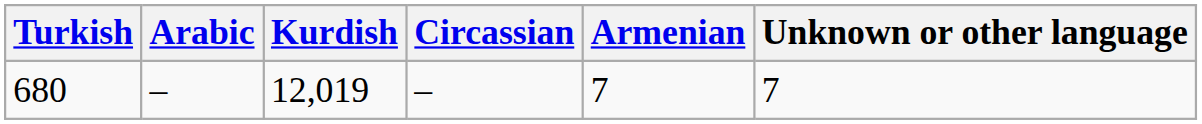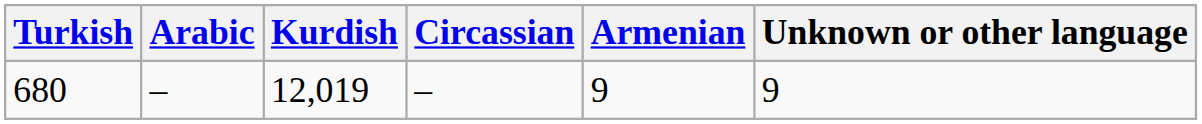(600, 89) 7 -> (600, 89) 9
(771, 89) 7 -> (771, 89) 9
